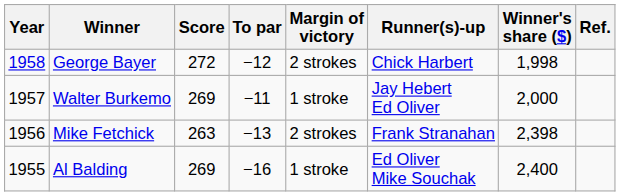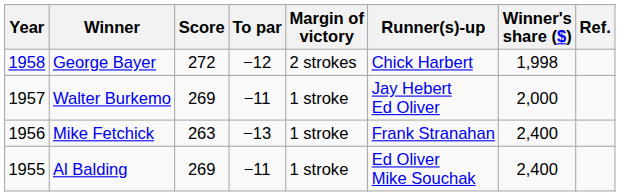(323, 134) 2 strokes -> (319, 134) 1 stroke
(537, 134) 2,398 -> (537, 134) 2,400
(257, 169) −16 -> (257, 169) −11
